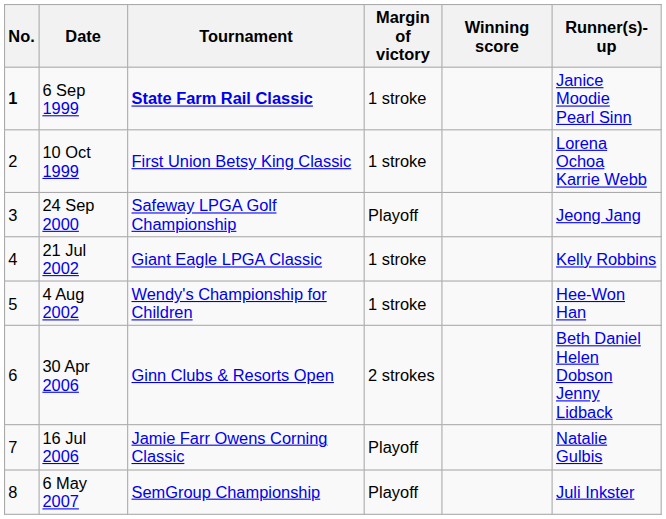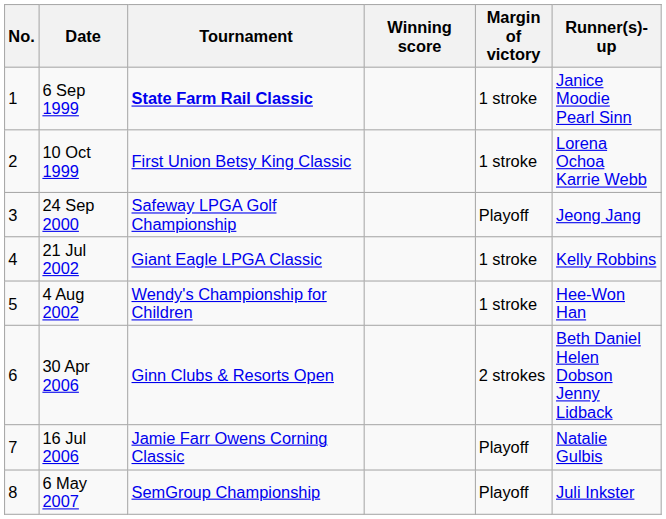columns swapped: (497, 36) <-> (403, 36)
(13, 99) bold -> (13, 99) normal
